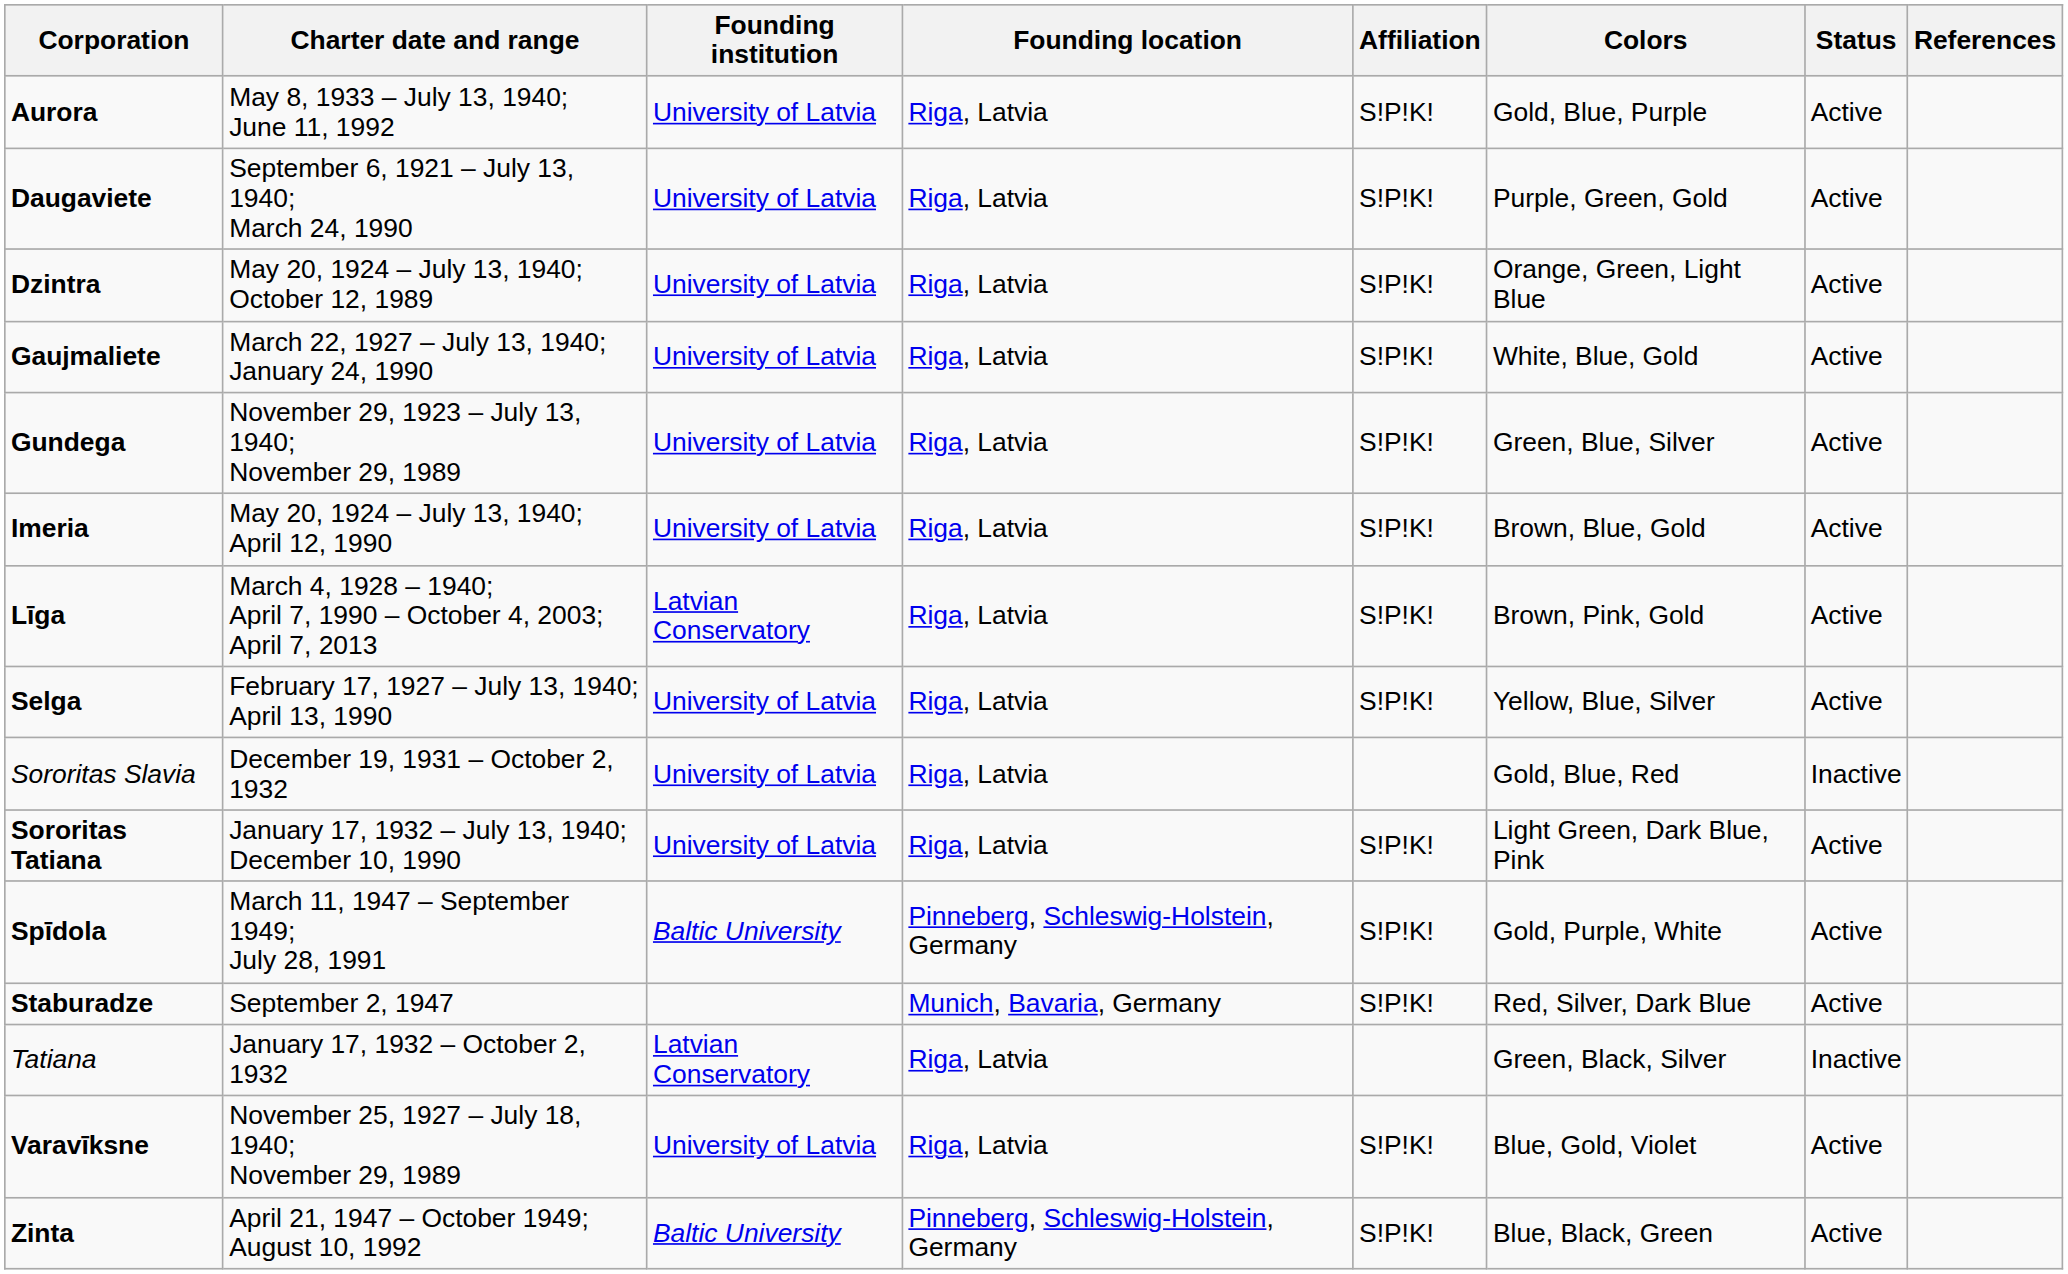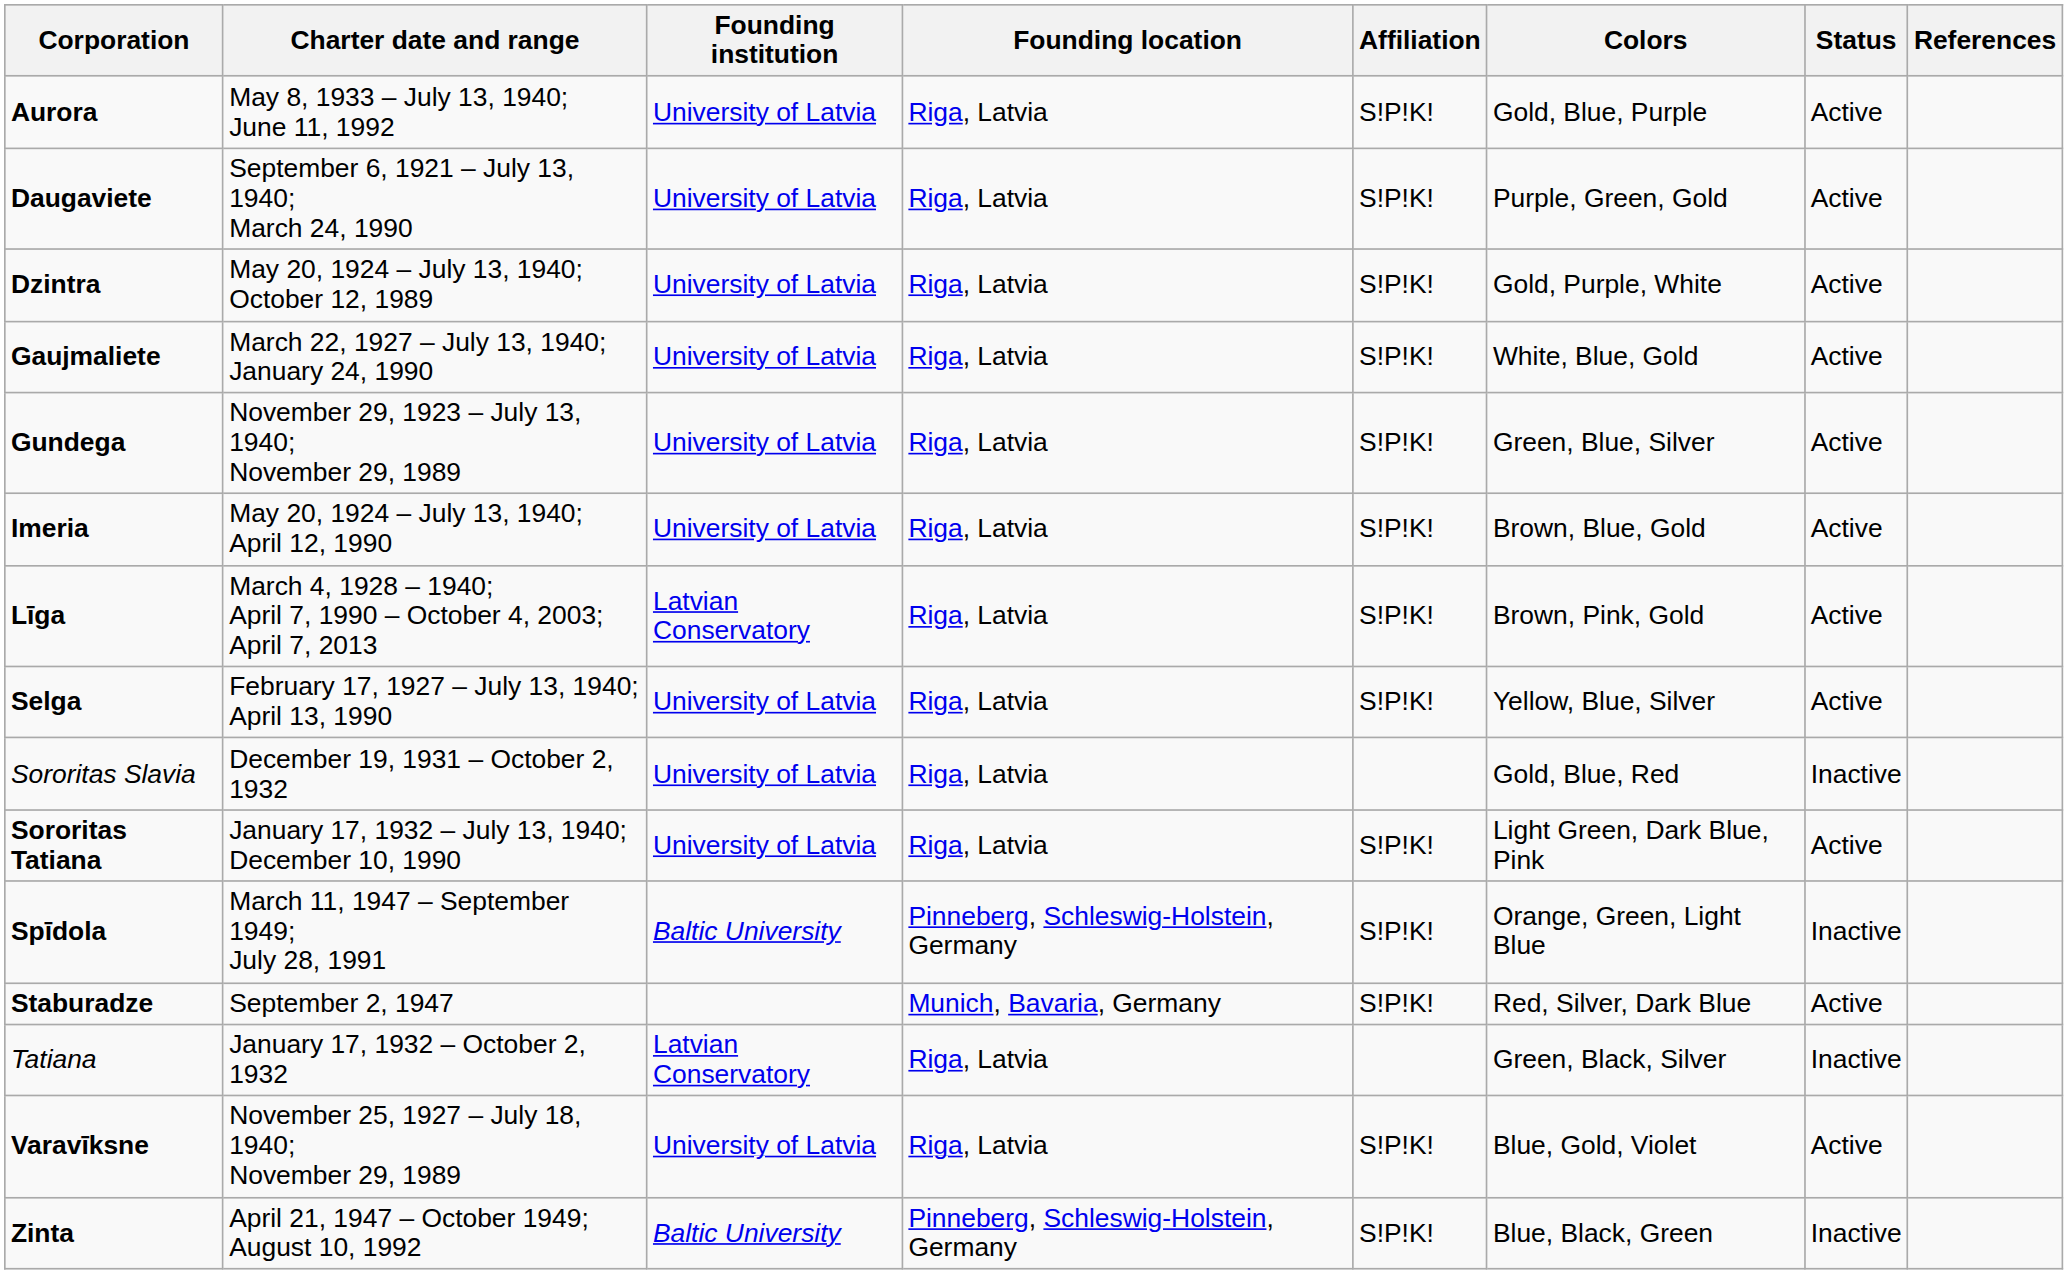(1617, 284) Orange, Green, Light Blue -> (1607, 284) Gold, Purple, White
(1607, 931) Gold, Purple, White -> (1617, 931) Orange, Green, Light Blue
(1847, 931) Active -> (1856, 931) Inactive
(1847, 1232) Active -> (1856, 1232) Inactive
